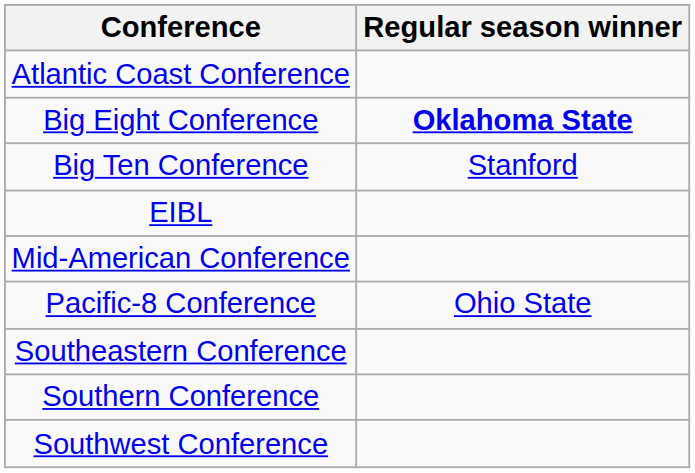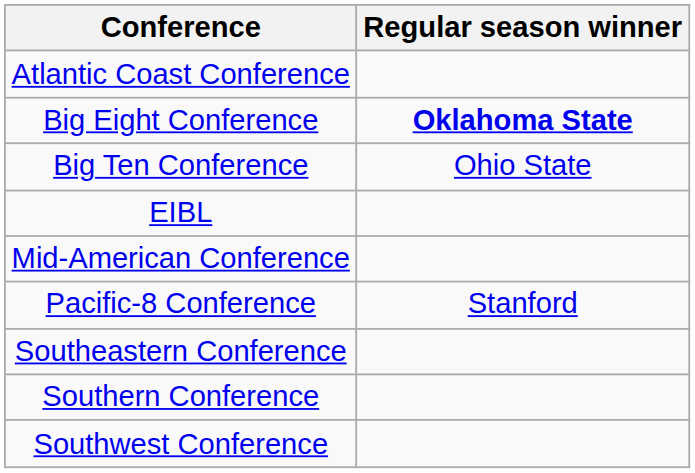(523, 166) Stanford -> (523, 166) Ohio State
(523, 304) Ohio State -> (523, 304) Stanford
